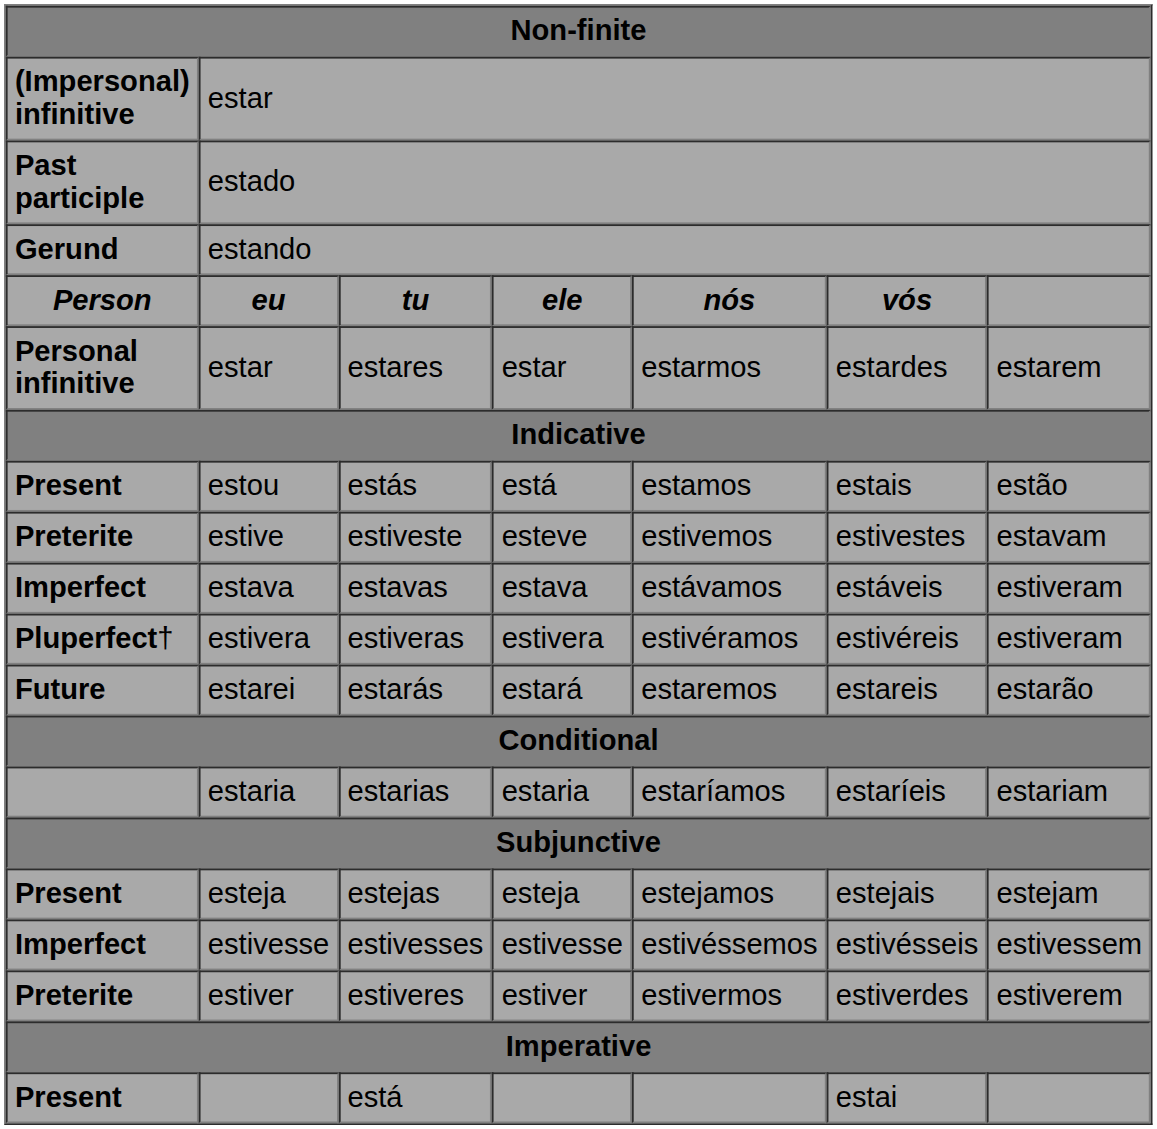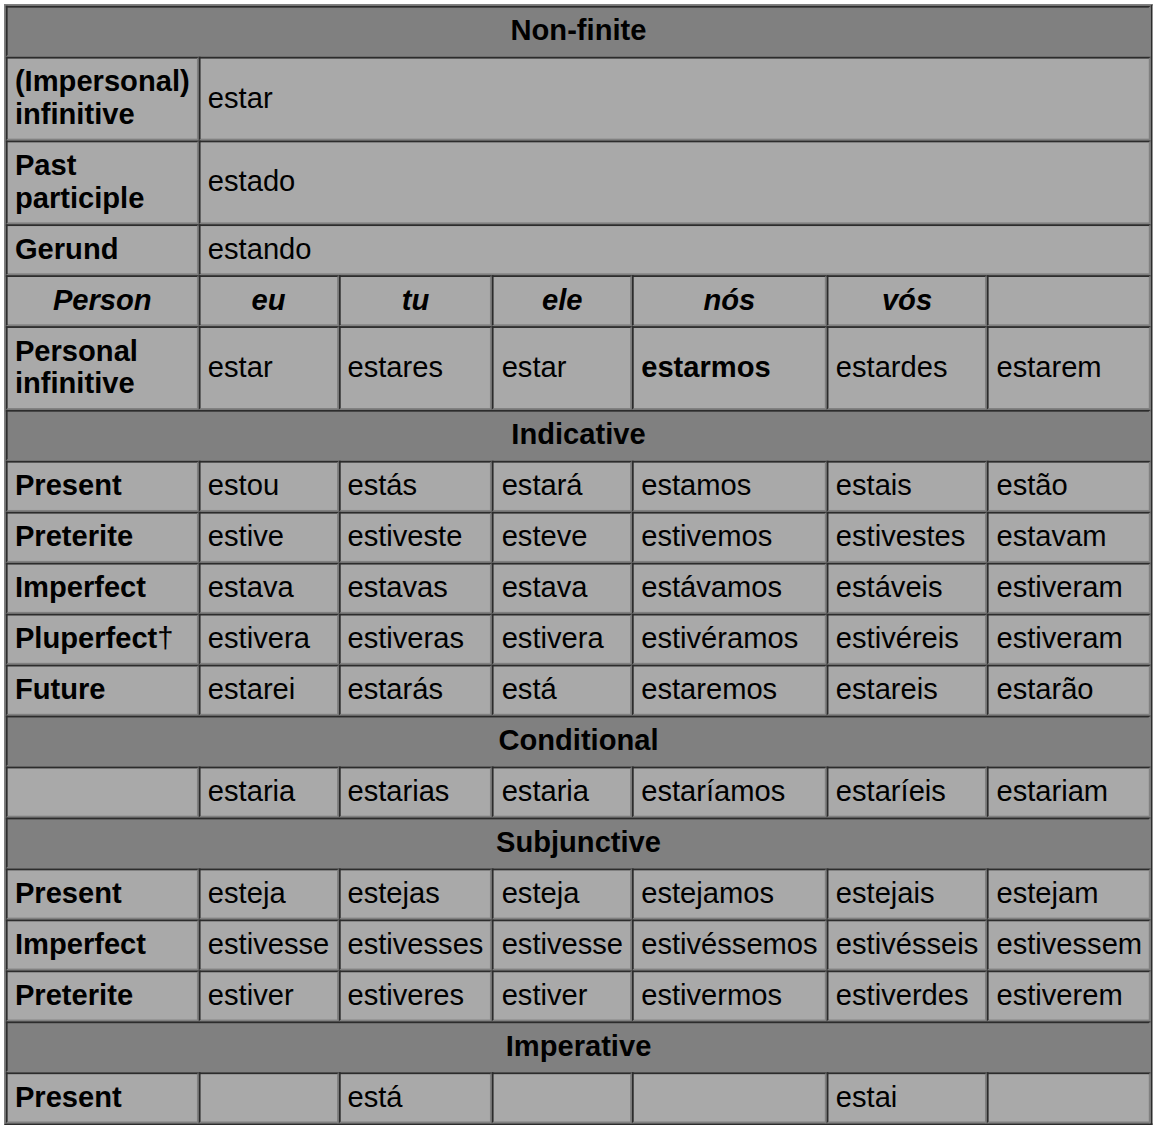(701, 367) normal -> (706, 367) bold
(529, 485) está -> (542, 485) estará
(542, 689) estará -> (529, 689) está
